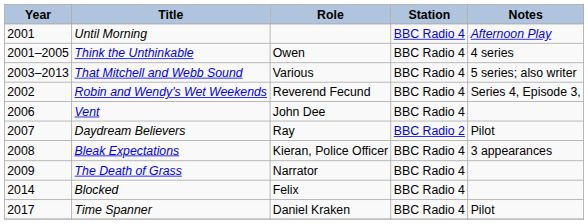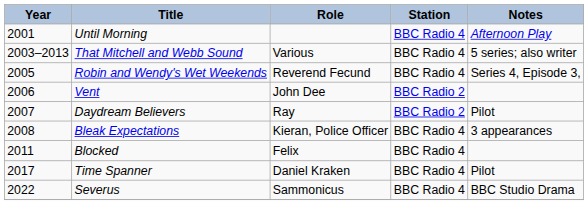- row: (134, 53)
(21, 92) 2002 -> (21, 73) 2005
(429, 112) BBC Radio 4 -> (429, 92) BBC Radio 2
- row: (128, 170)
(21, 190) 2014 -> (20, 151) 2011
+ row: (97, 190)
